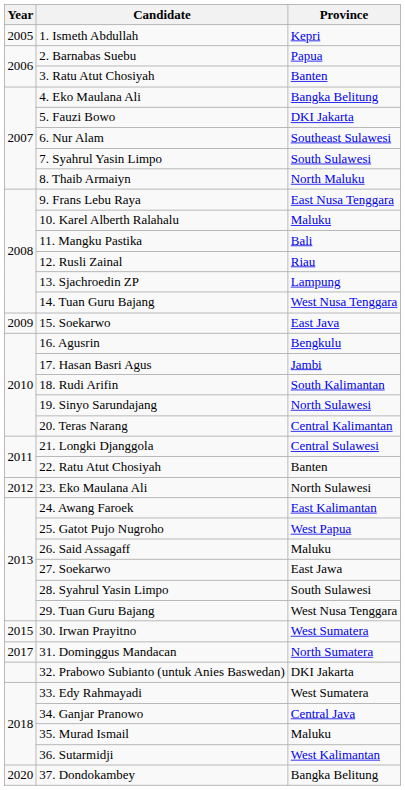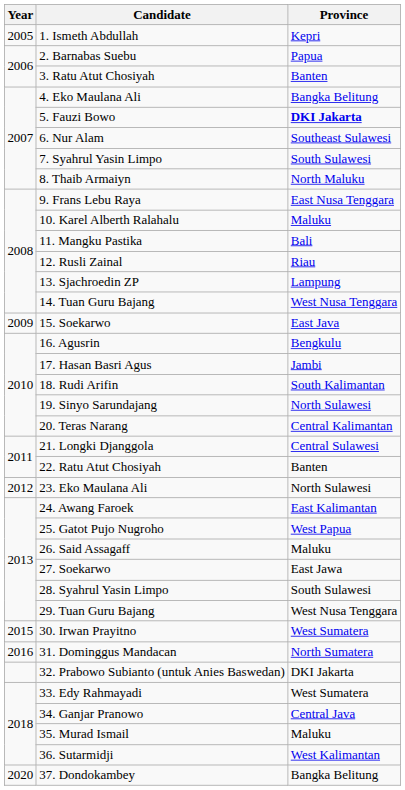(322, 117) normal -> (326, 117) bold
(20, 651) 2017 -> (20, 651) 2016
